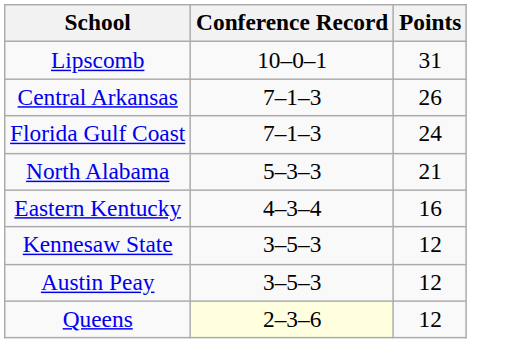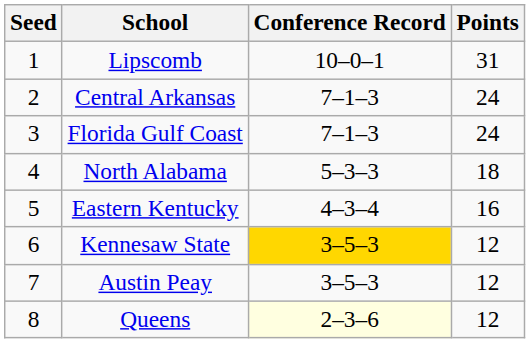+ column: (33, 23)
(430, 97) 26 -> (488, 97) 24
(430, 171) 21 -> (488, 171) 18
(292, 245) no background -> (350, 245) gold background
